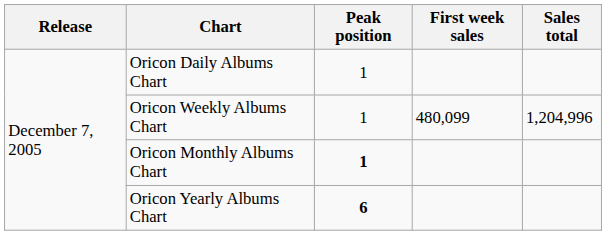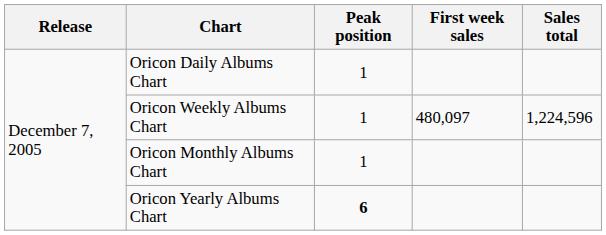(443, 117) 480,099 -> (443, 117) 480,097
(559, 117) 1,204,996 -> (559, 117) 1,224,596
(363, 162) bold -> (363, 162) normal
